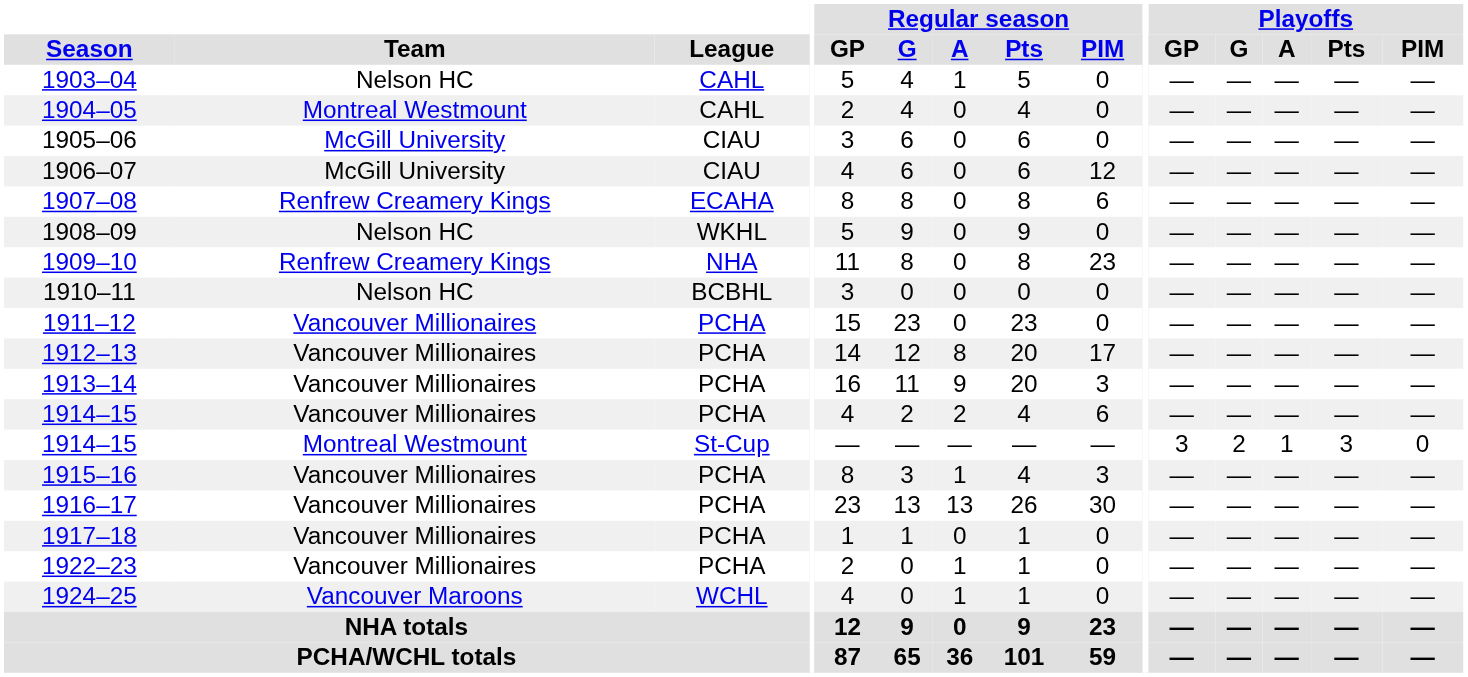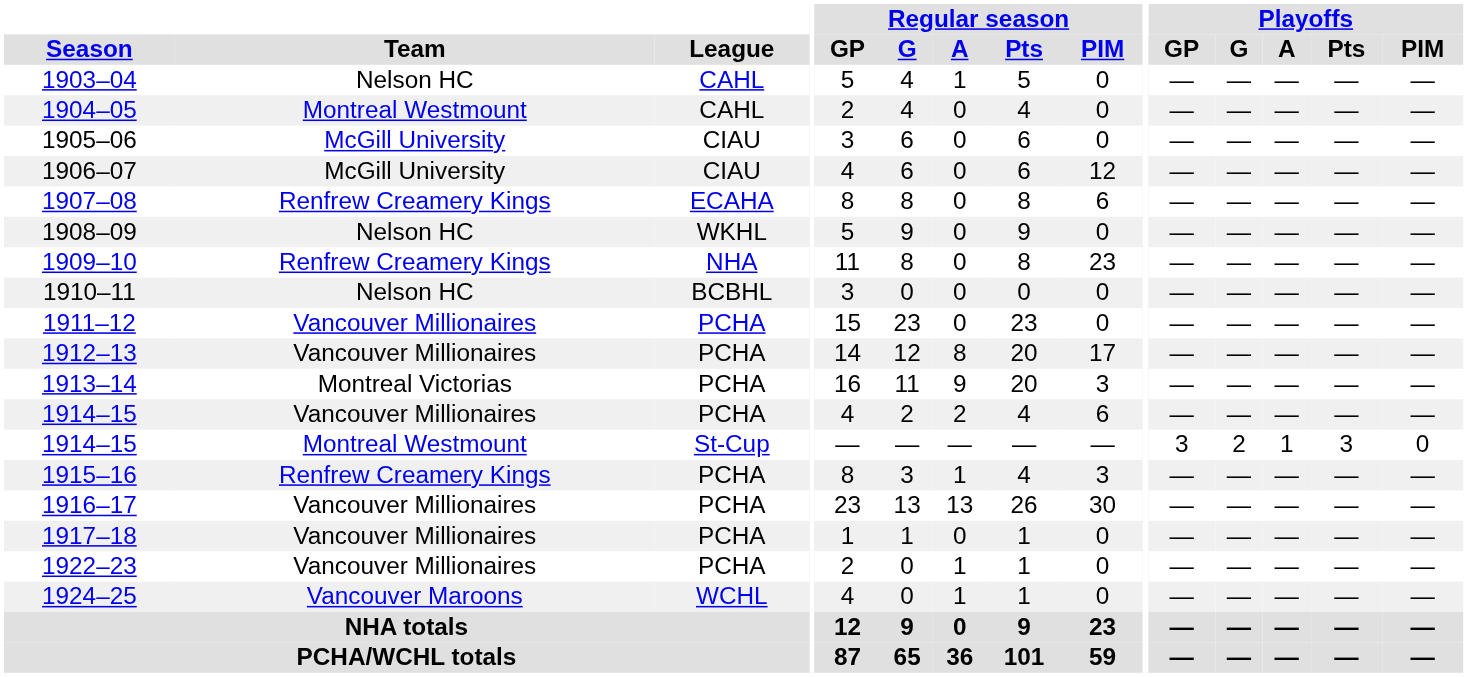(415, 383) Vancouver Millionaires -> (415, 383) Montreal Victorias
(415, 474) Vancouver Millionaires -> (415, 474) Renfrew Creamery Kings
